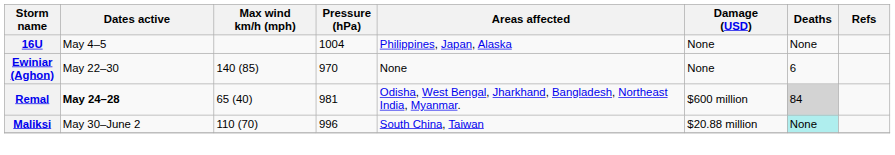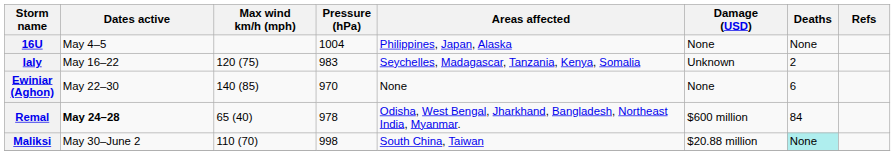+ row: (32, 62)
(328, 99) 981 -> (328, 117) 978
(796, 99) lightgrey background -> (796, 117) no background
(328, 123) 996 -> (328, 141) 998
